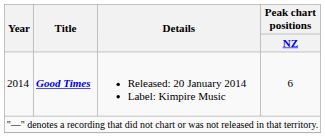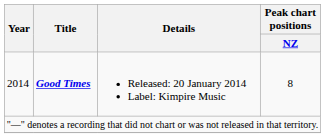(290, 84) 6 -> (290, 84) 8
